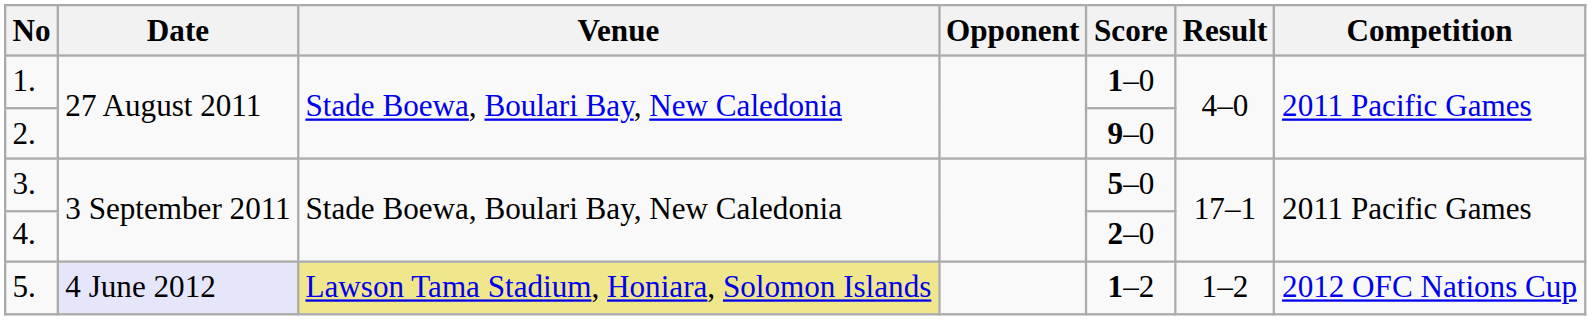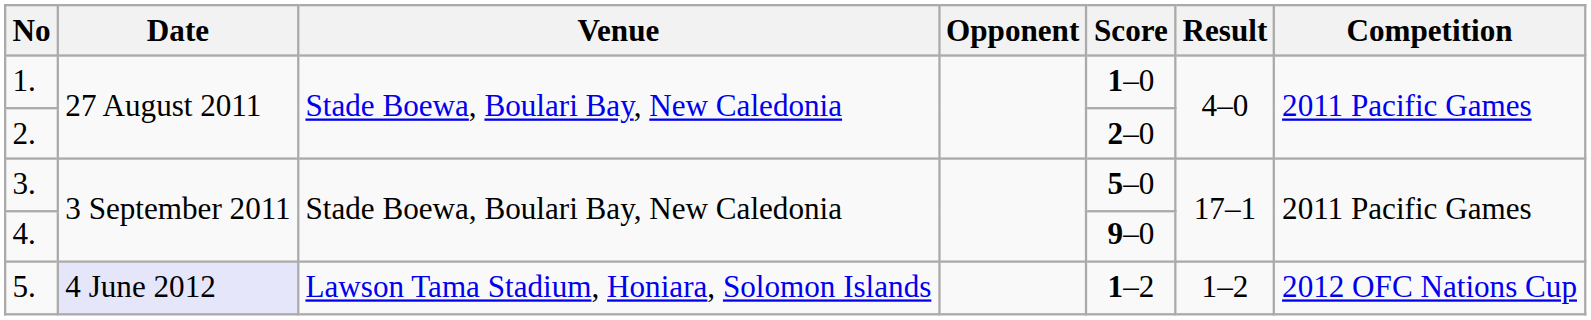(1131, 132) 9–0 -> (1131, 132) 2–0
(1131, 235) 2–0 -> (1131, 235) 9–0
(618, 286) khaki background -> (618, 286) no background
